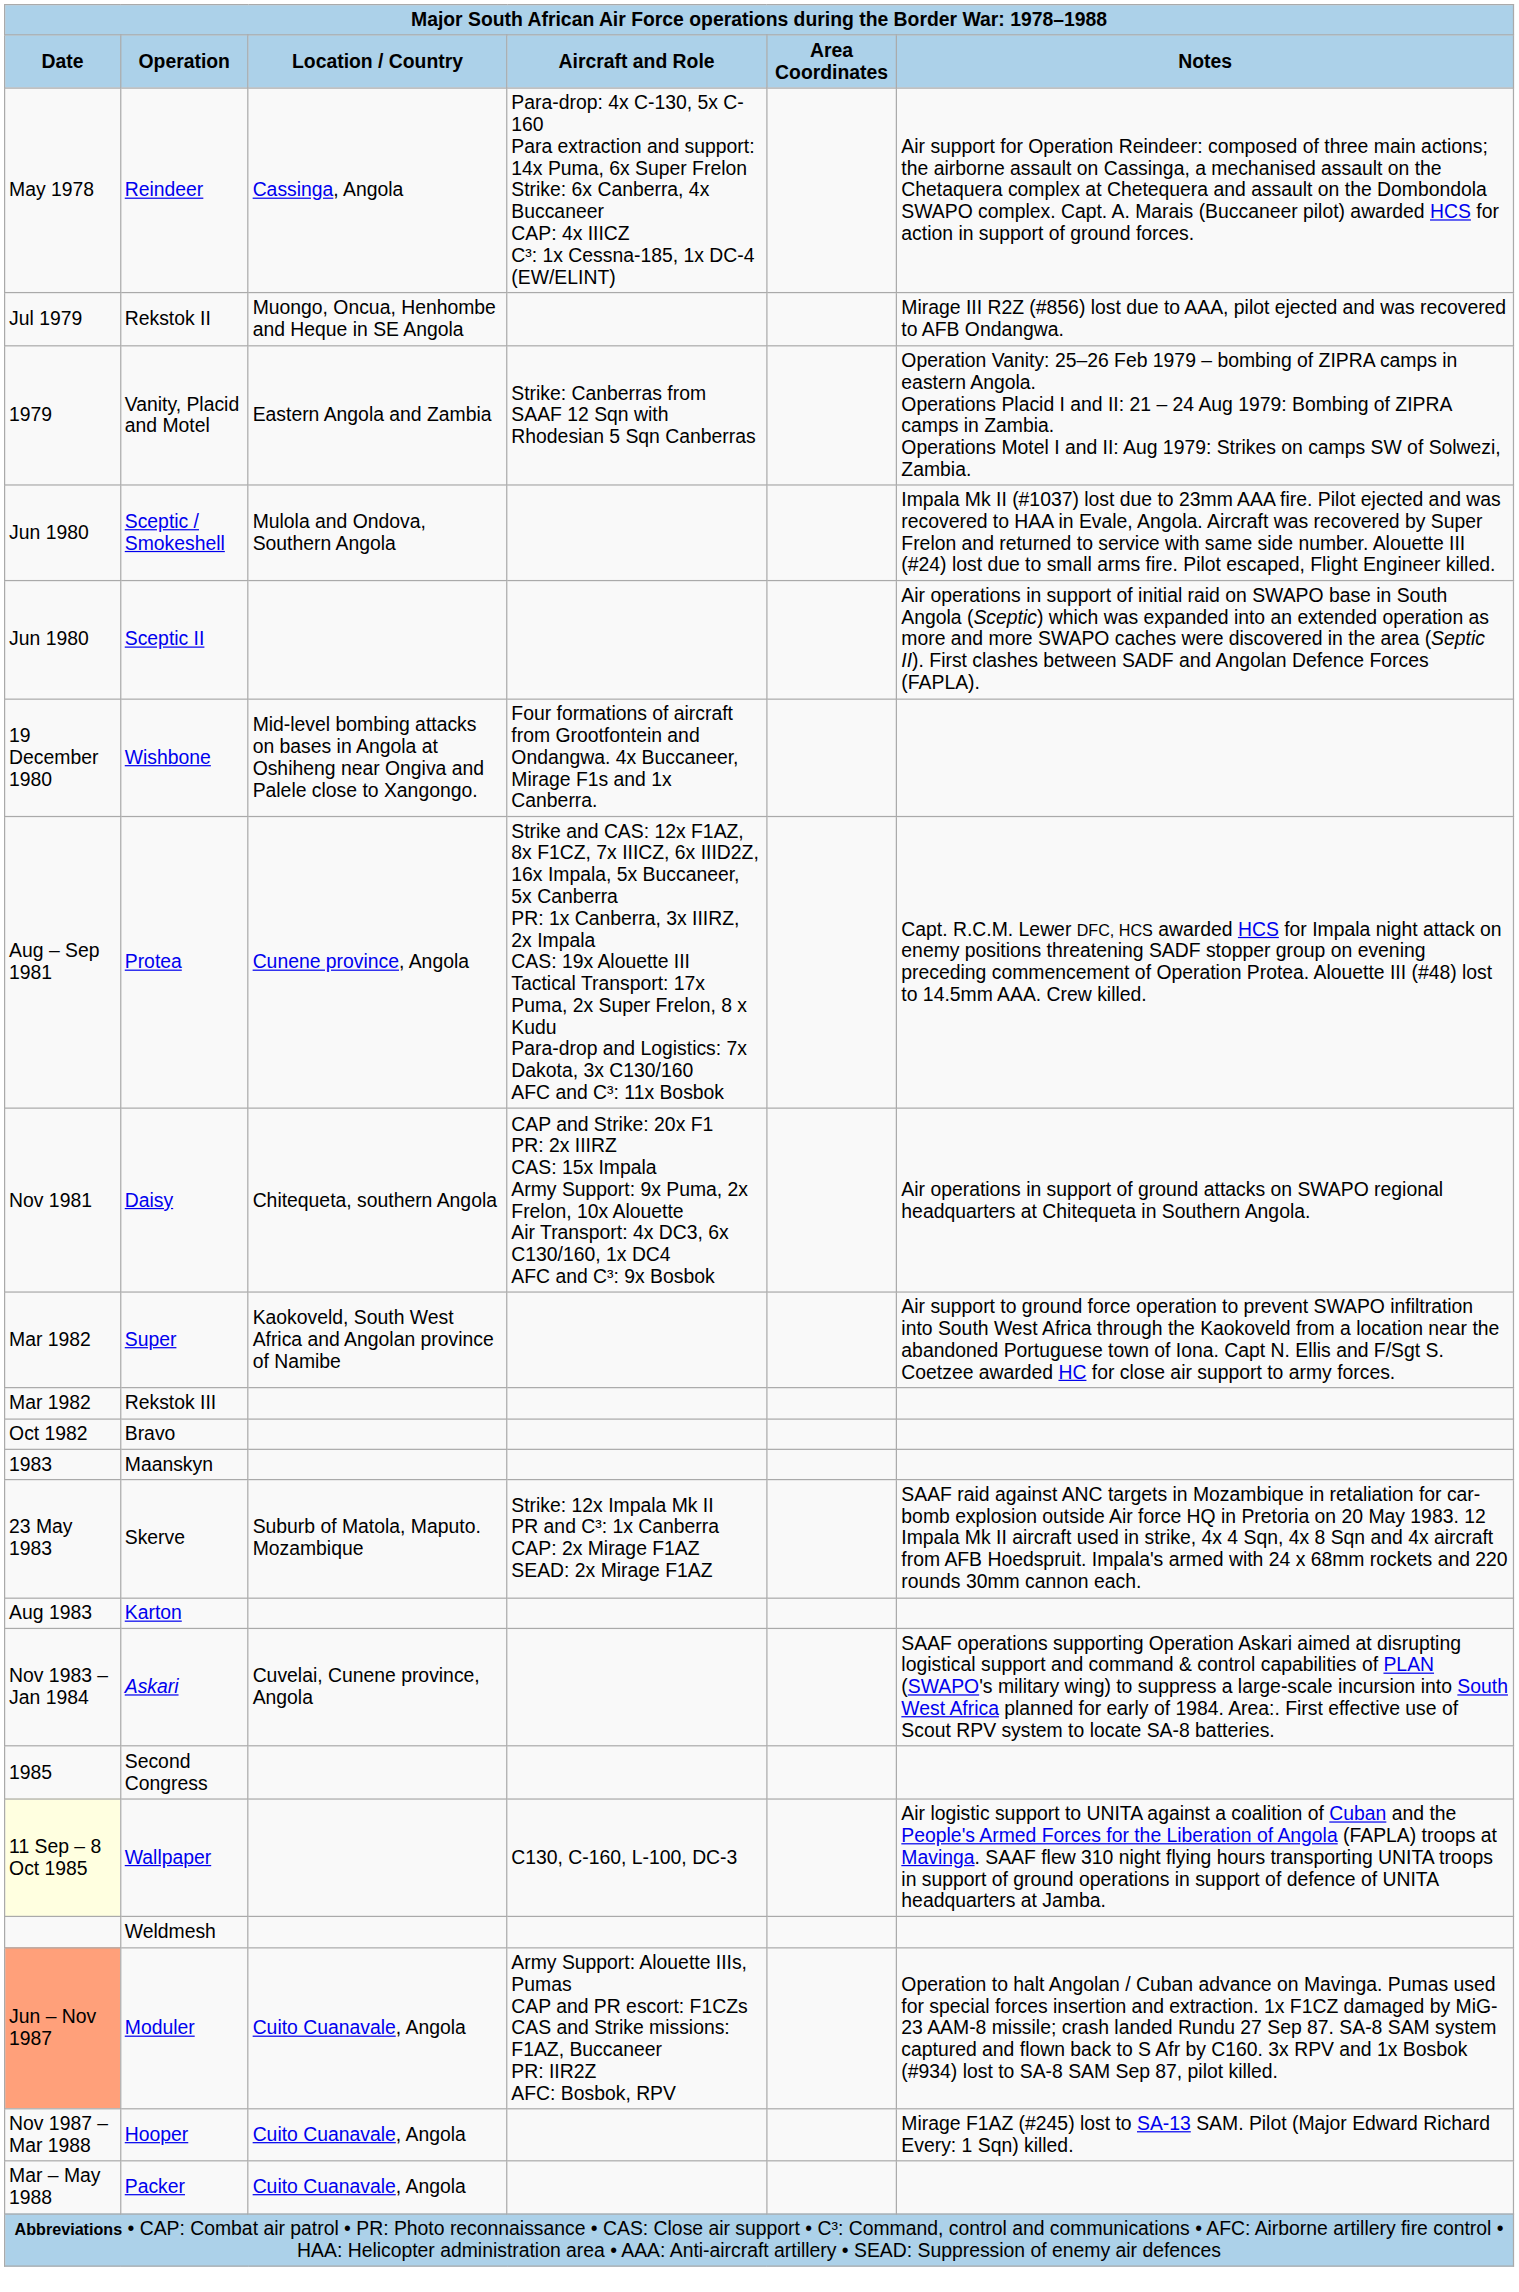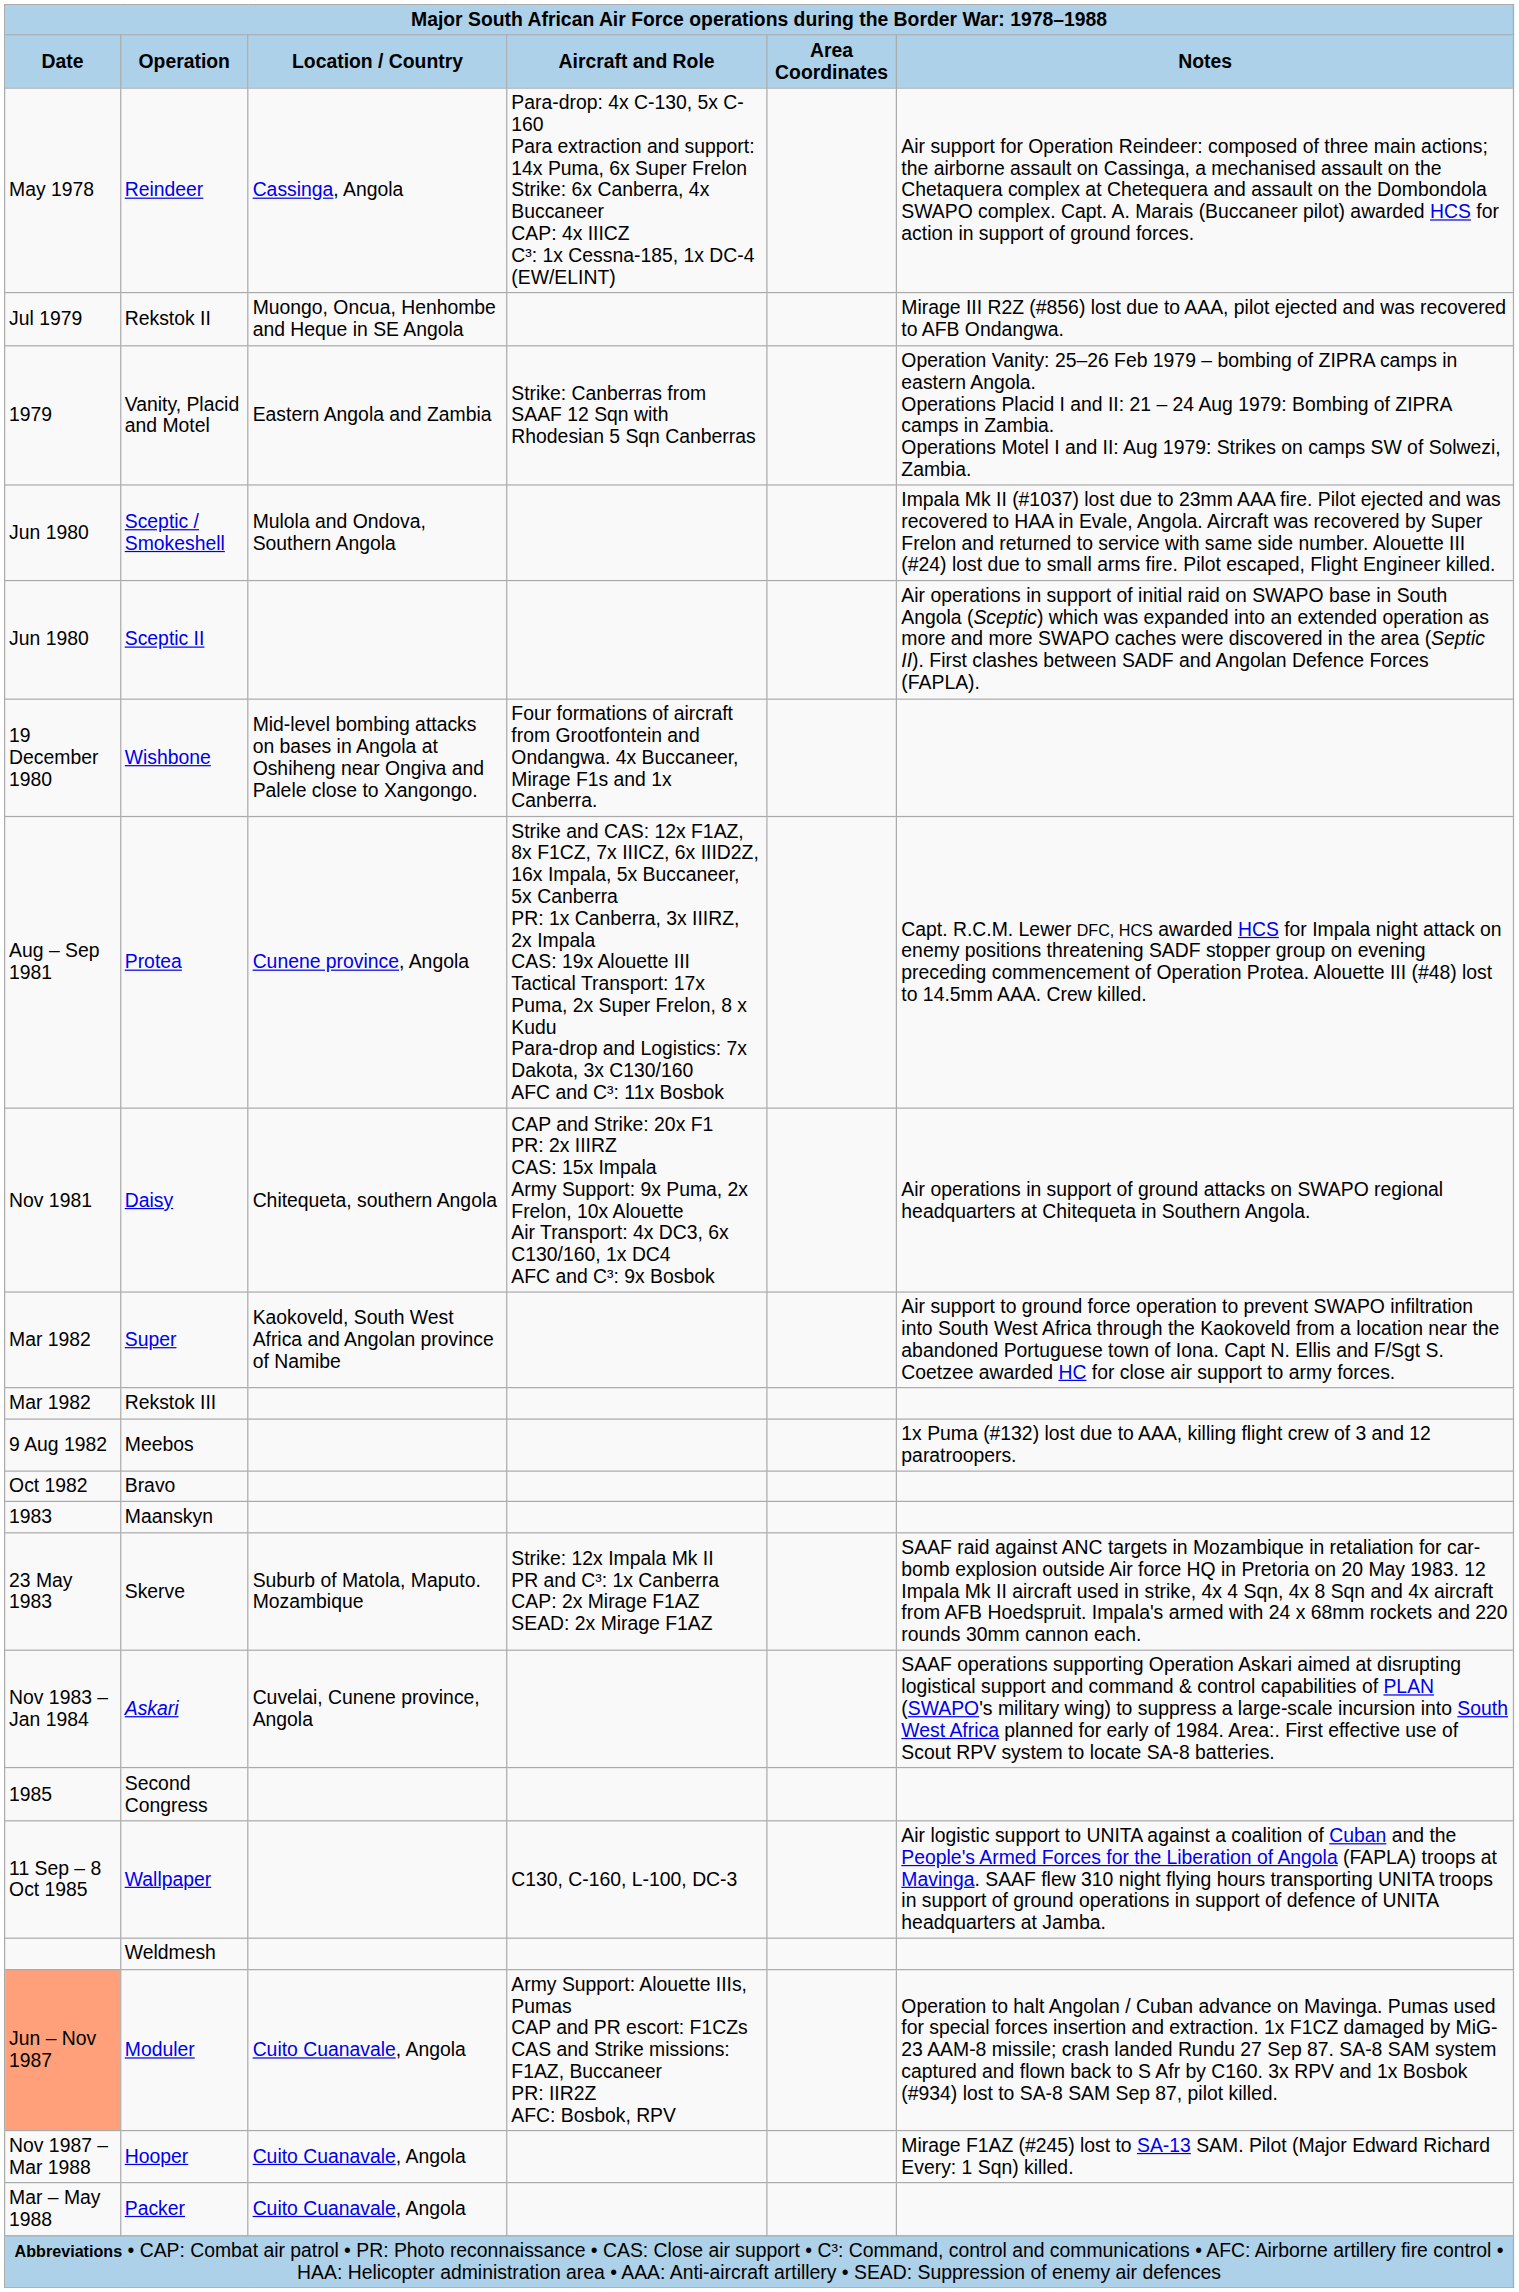+ row: (159, 1444)
- row: (153, 1612)
(55, 1857) lightyellow background -> (55, 1879) no background
